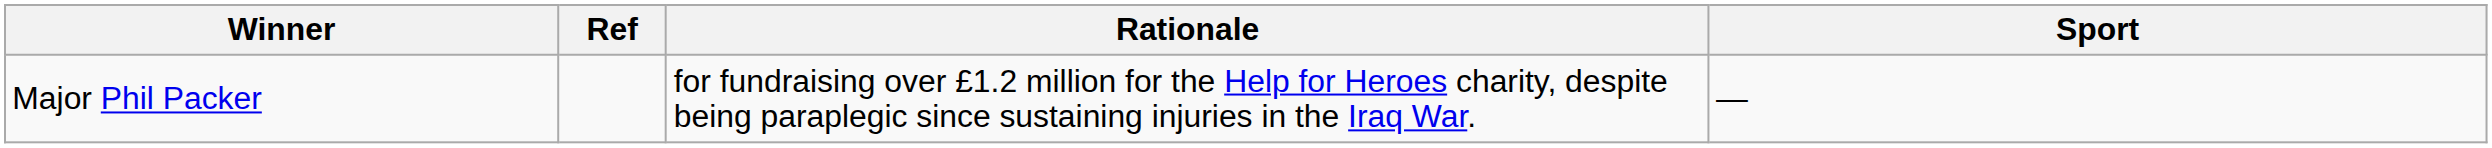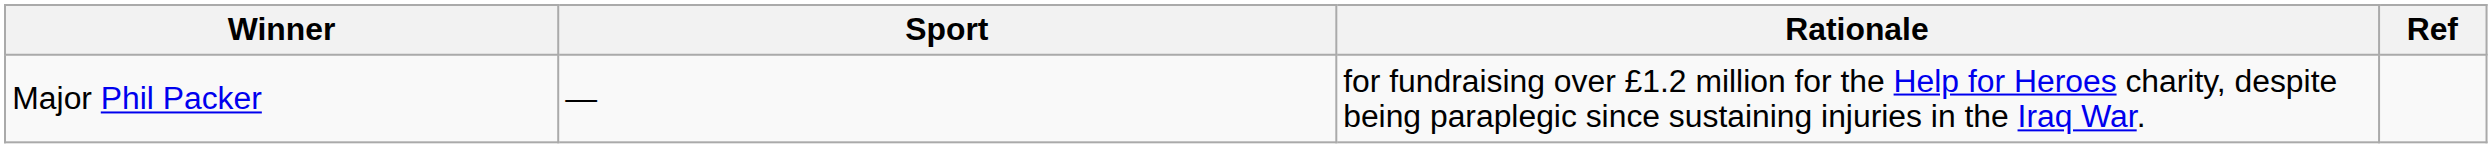columns swapped: (2098, 29) <-> (612, 29)
